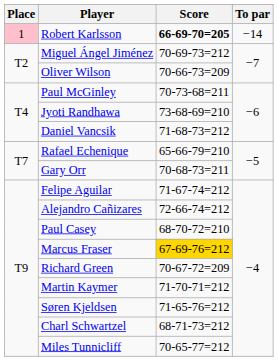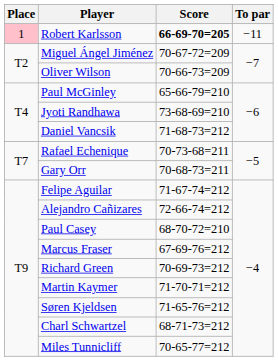(253, 33) −14 -> (253, 33) −11
(194, 53) 70-69-73=212 -> (194, 53) 70-67-72=209
(194, 92) 70-73-68=211 -> (194, 92) 65-66-79=210
(194, 151) 65-66-79=210 -> (194, 151) 70-73-68=211
(194, 248) gold background -> (194, 248) no background
(194, 268) 70-67-72=209 -> (194, 268) 70-69-73=212
